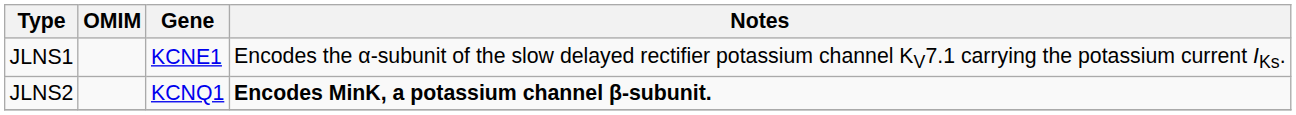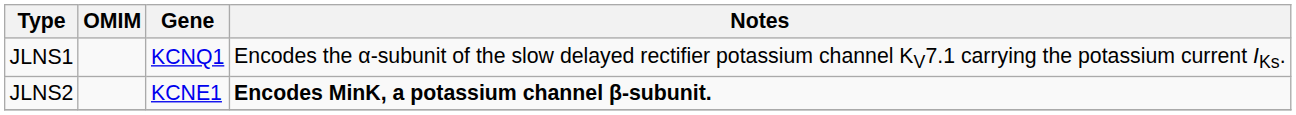(186, 57) KCNE1 -> (188, 57) KCNQ1
(188, 93) KCNQ1 -> (186, 93) KCNE1
